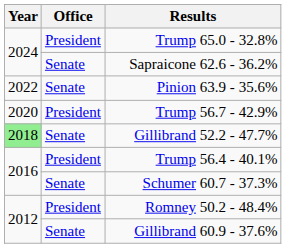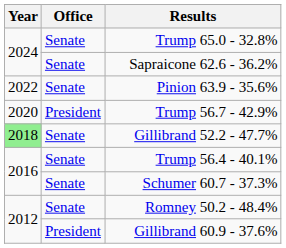(73, 40) President -> (65, 40) Senate
(73, 159) President -> (65, 159) Senate
(73, 207) President -> (65, 207) Senate
(65, 231) Senate -> (73, 231) President
